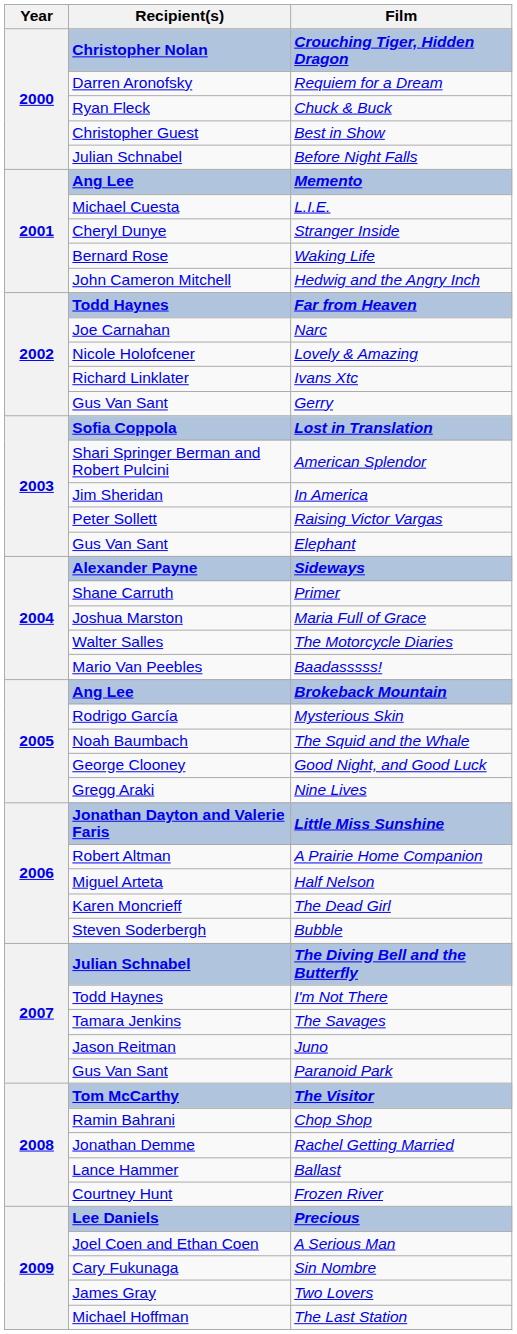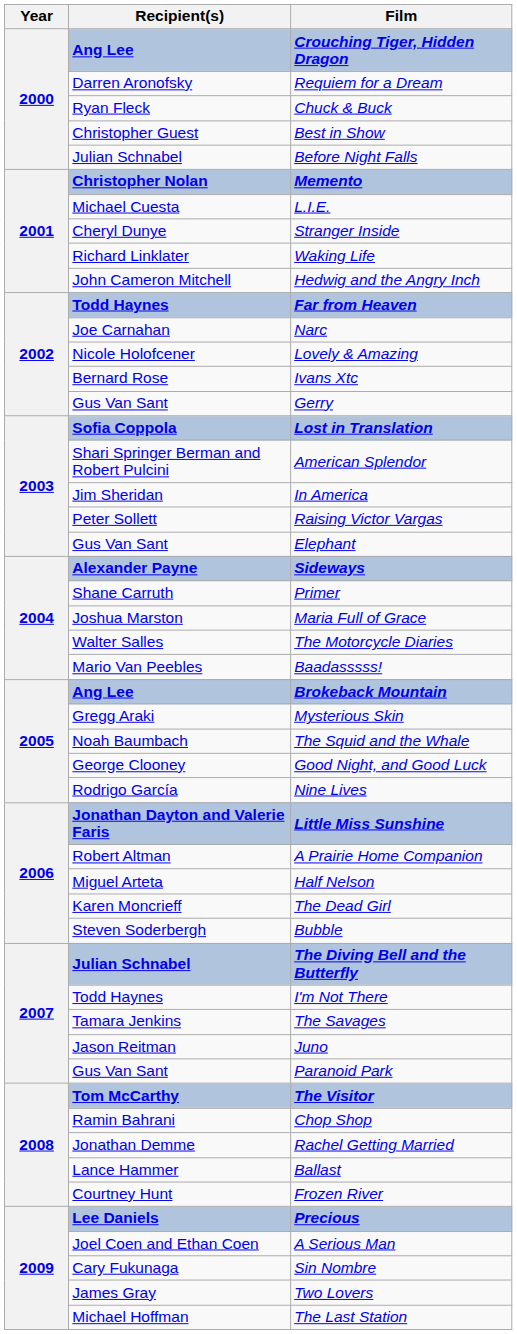(140, 50) Christopher Nolan -> (103, 50) Ang Lee
(103, 181) Ang Lee -> (140, 181) Christopher Nolan
(120, 255) Bernard Rose -> (131, 255) Richard Linklater
(131, 378) Richard Linklater -> (120, 378) Bernard Rose
(125, 716) Rodrigo García -> (113, 716) Gregg Araki
(113, 790) Gregg Araki -> (125, 790) Rodrigo García
